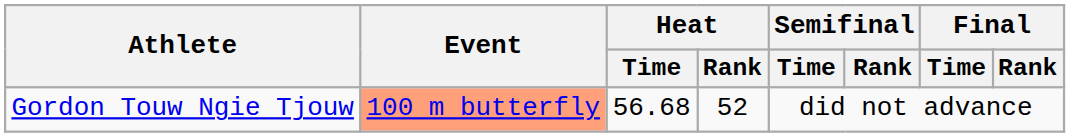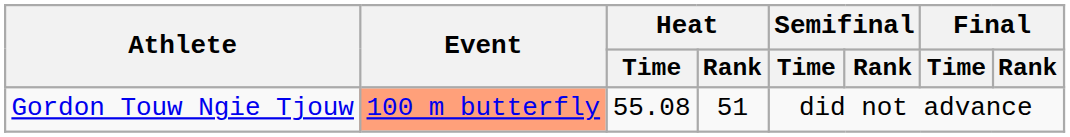(652, 109) 56.68 -> (652, 109) 55.08
(732, 109) 52 -> (732, 109) 51
